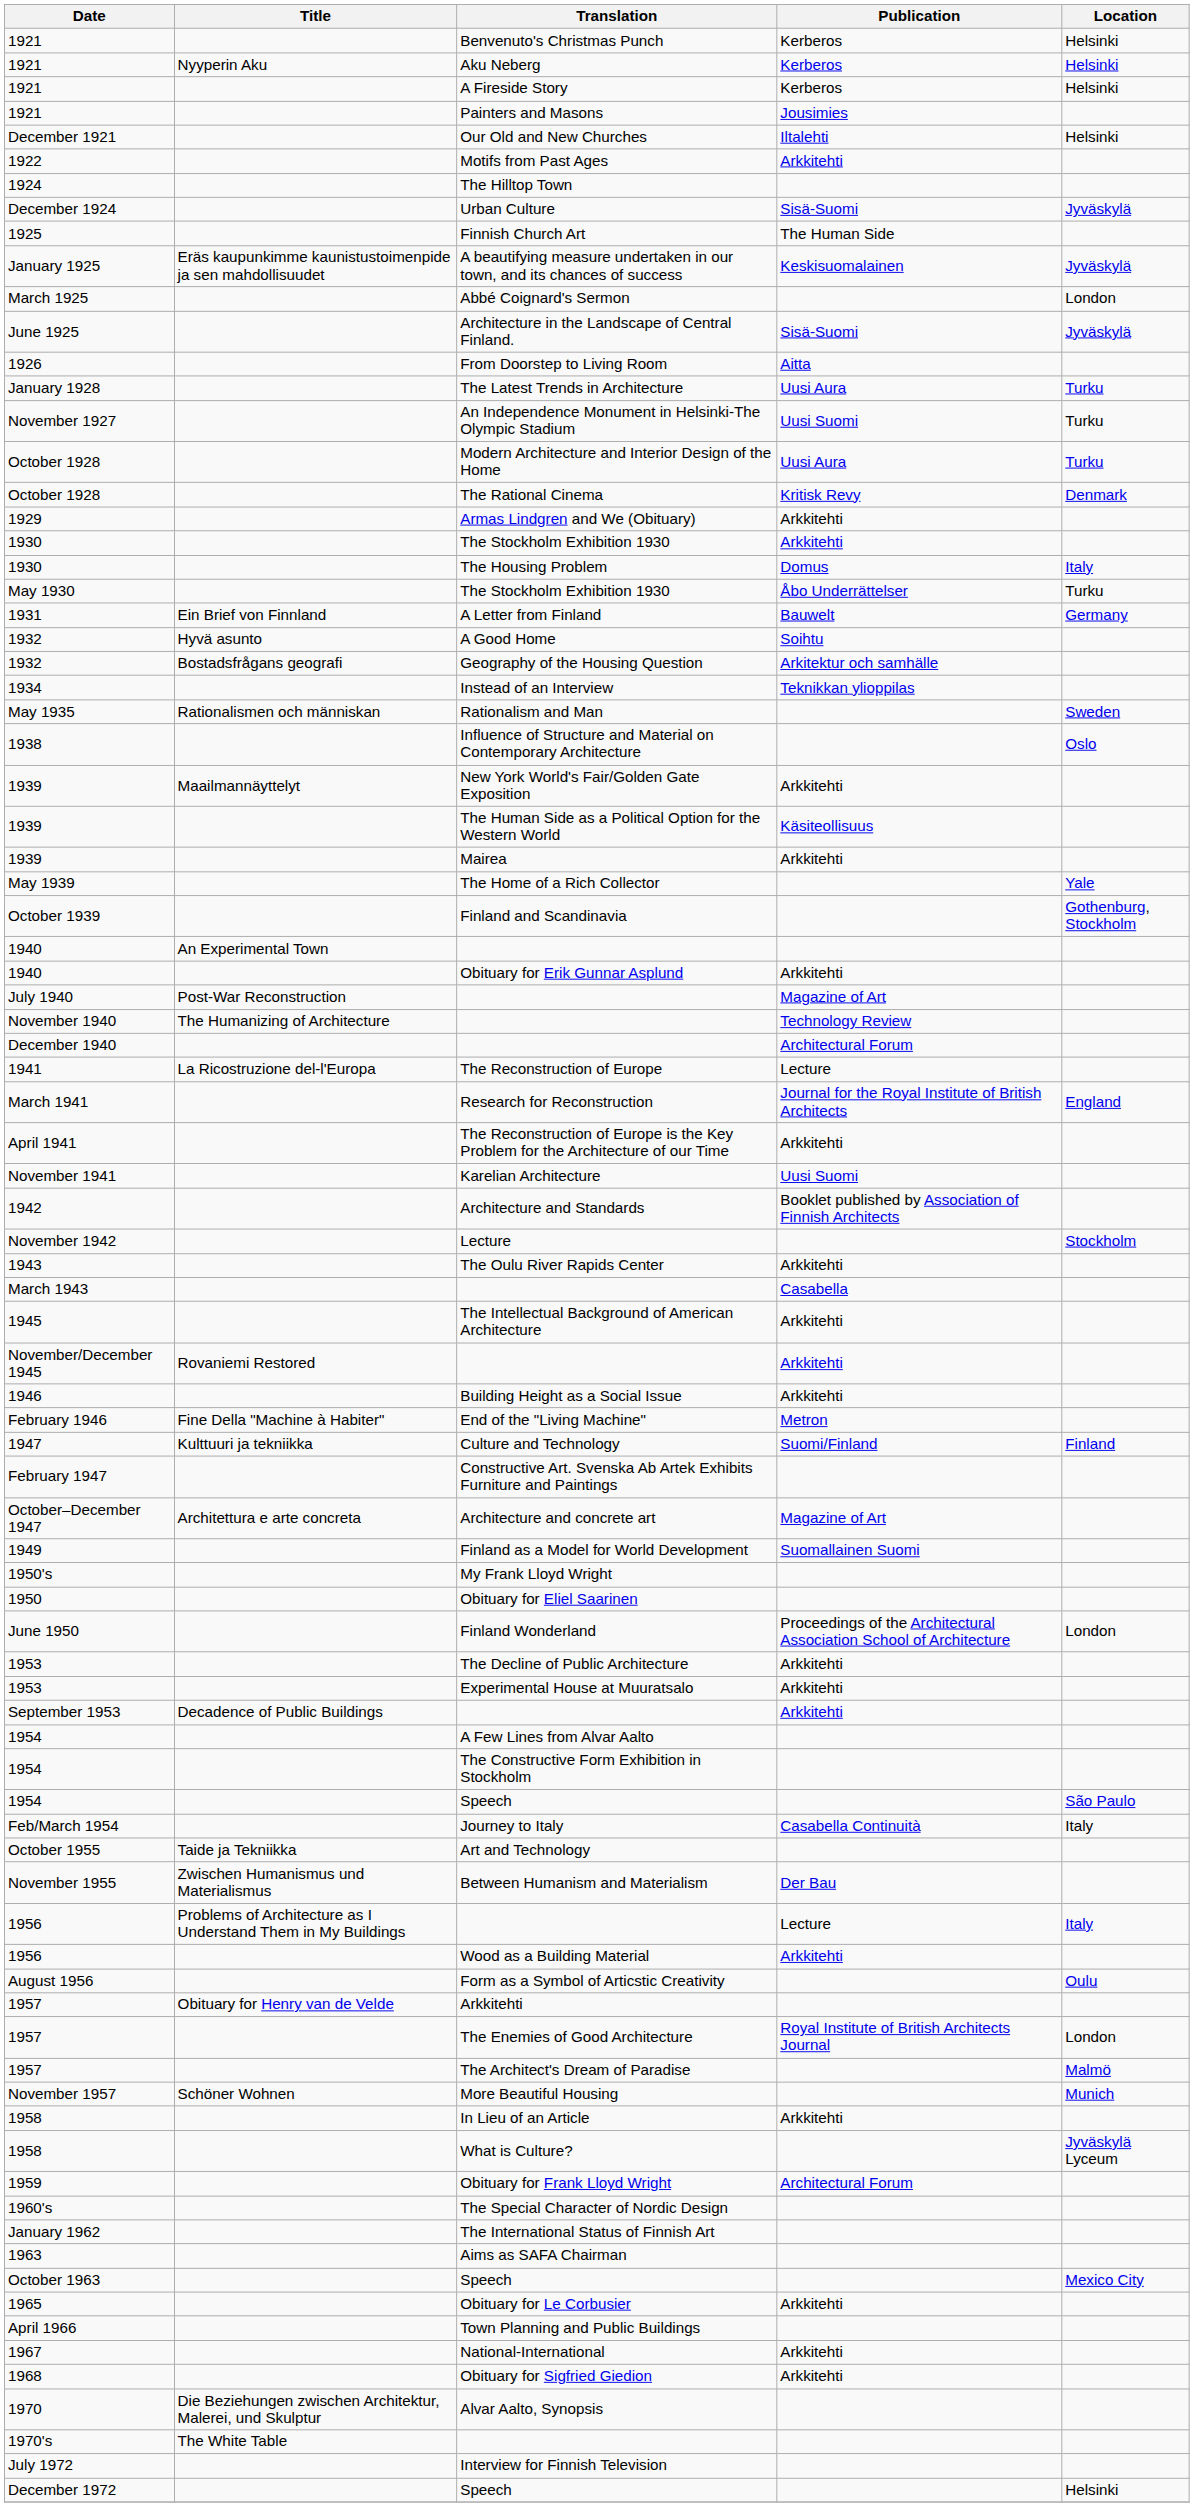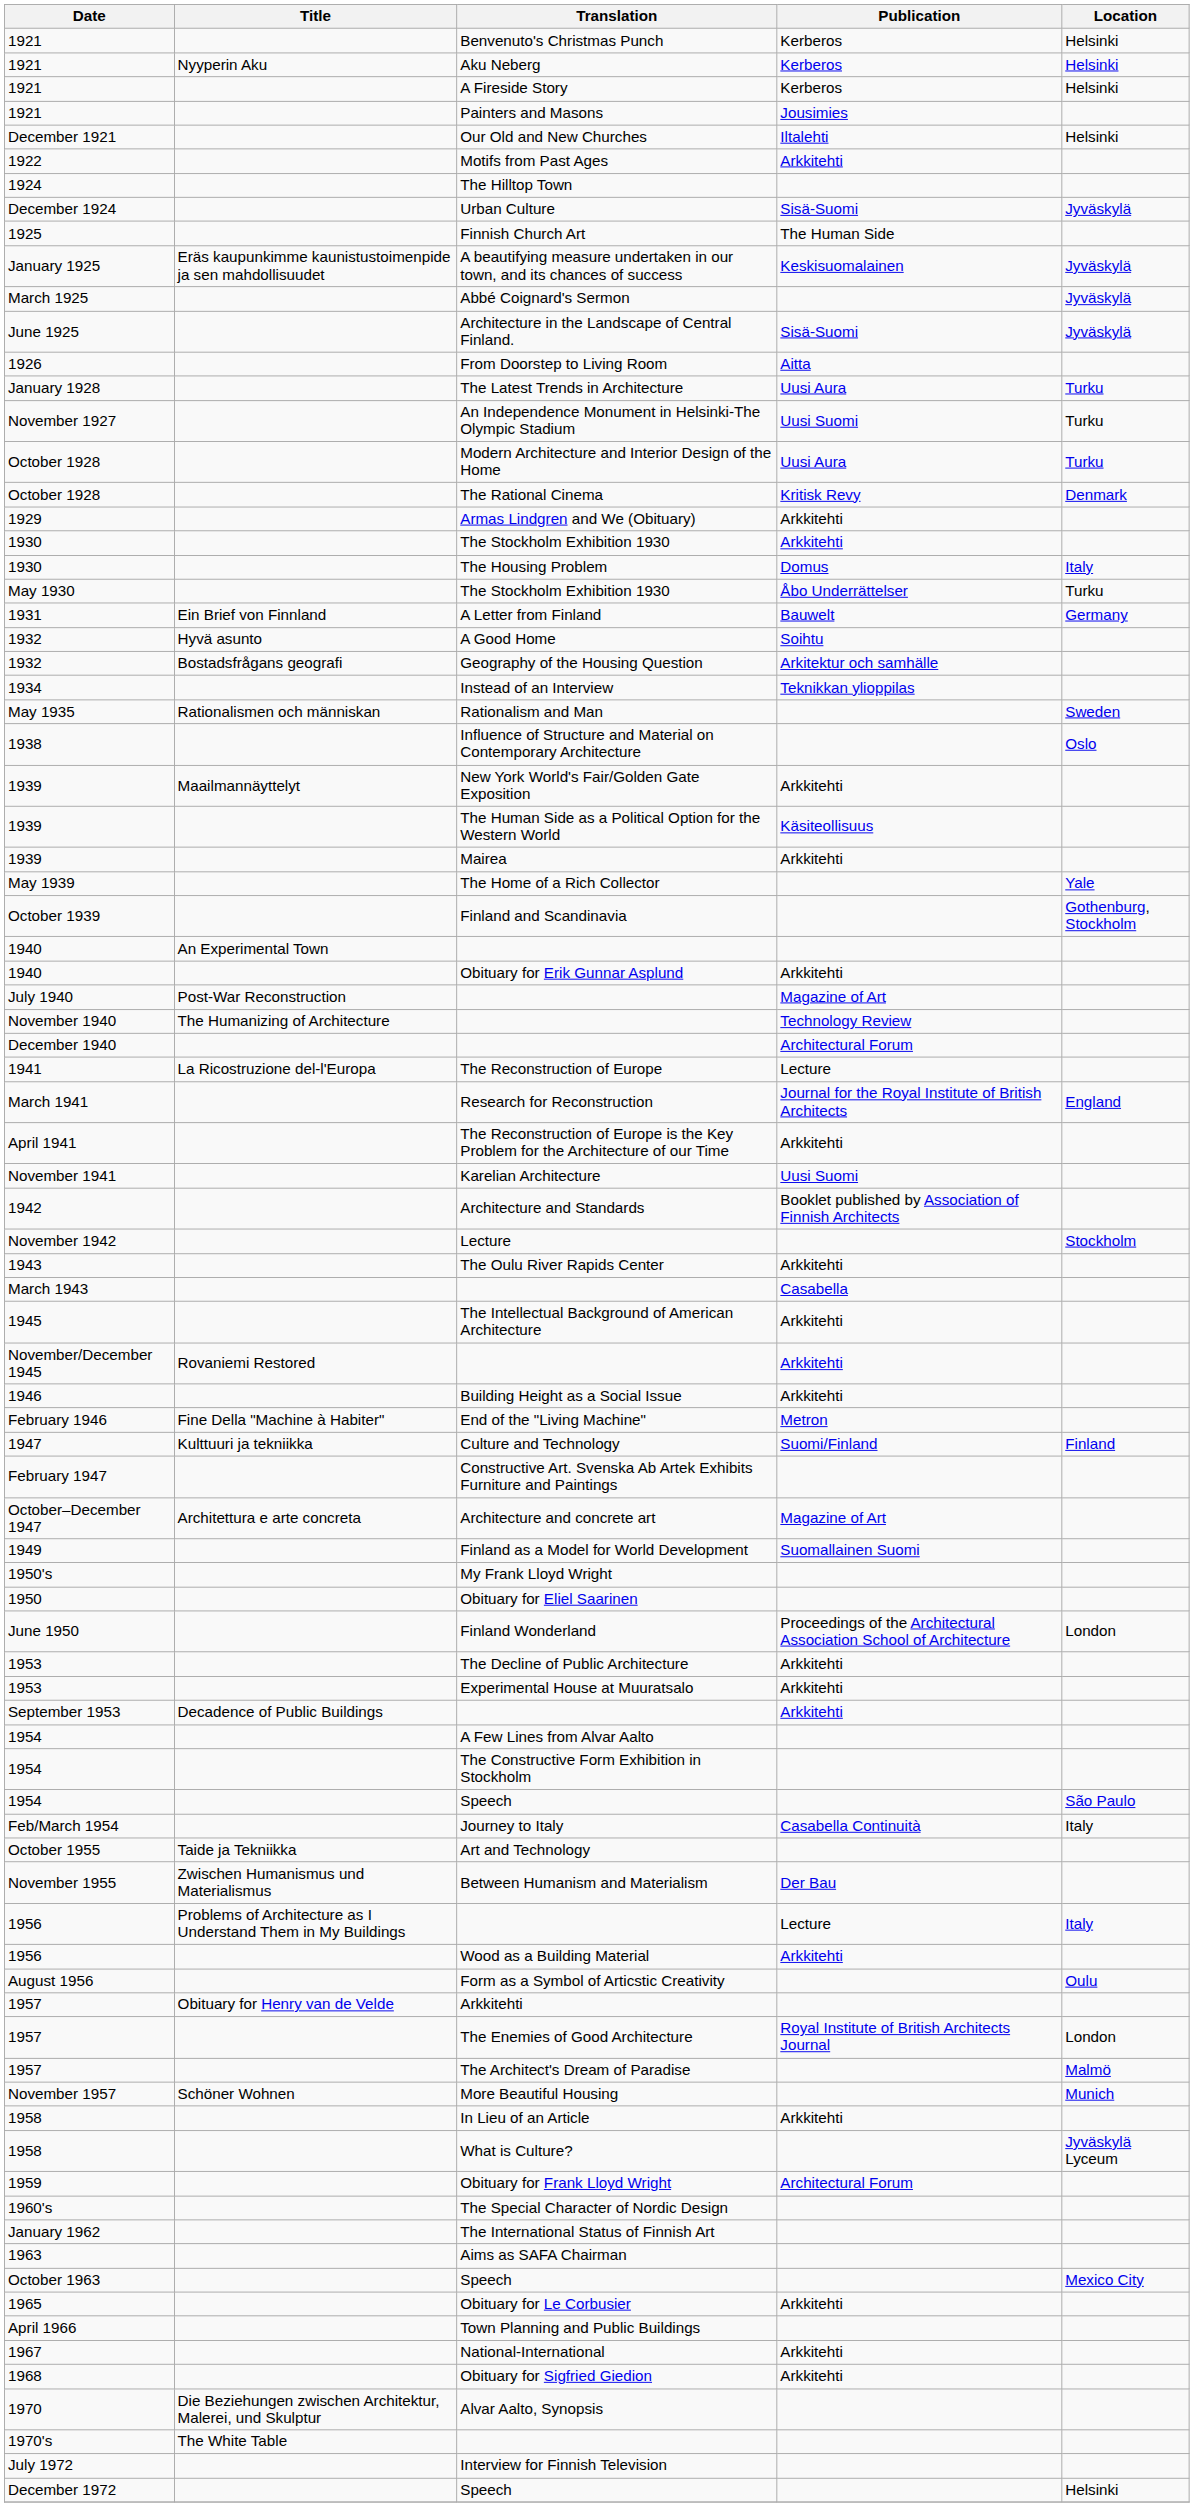(1091, 298) London -> (1098, 298) Jyväskylä
